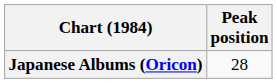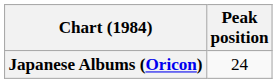(239, 64) 28 -> (239, 64) 24
